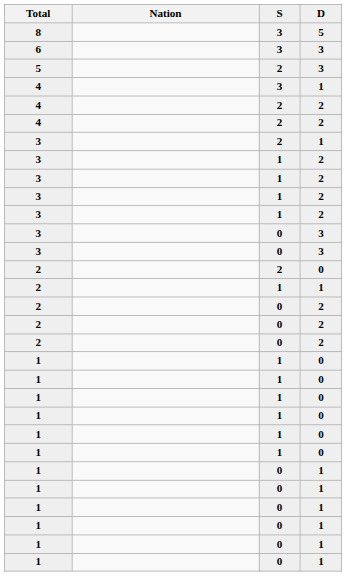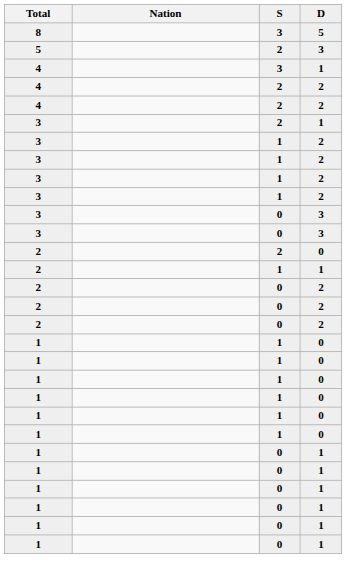- row: (38, 50)
